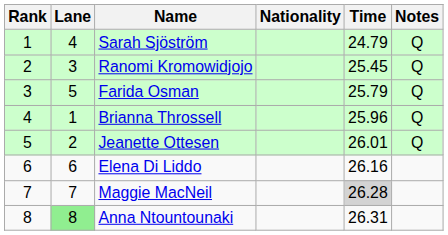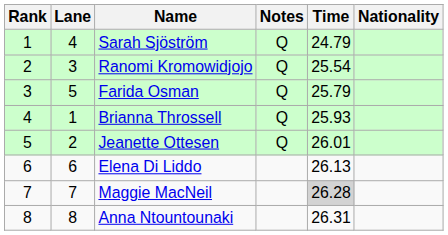columns swapped: (300, 17) <-> (417, 17)
(368, 67) 25.45 -> (331, 67) 25.54
(368, 117) 25.96 -> (331, 117) 25.93
(368, 167) 26.16 -> (331, 167) 26.13
(73, 218) lightgreen background -> (73, 218) no background
